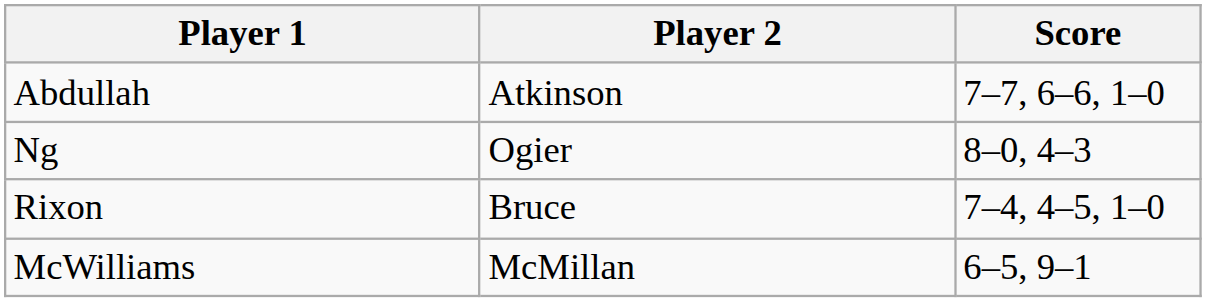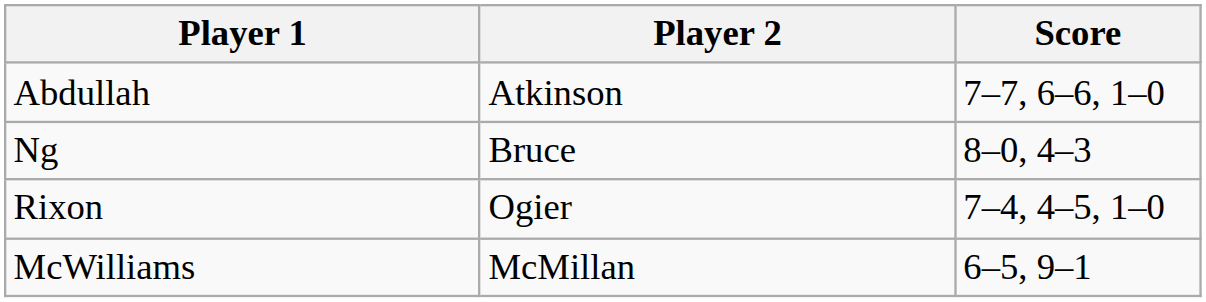(530, 149) Ogier -> (532, 149) Bruce
(532, 207) Bruce -> (530, 207) Ogier
